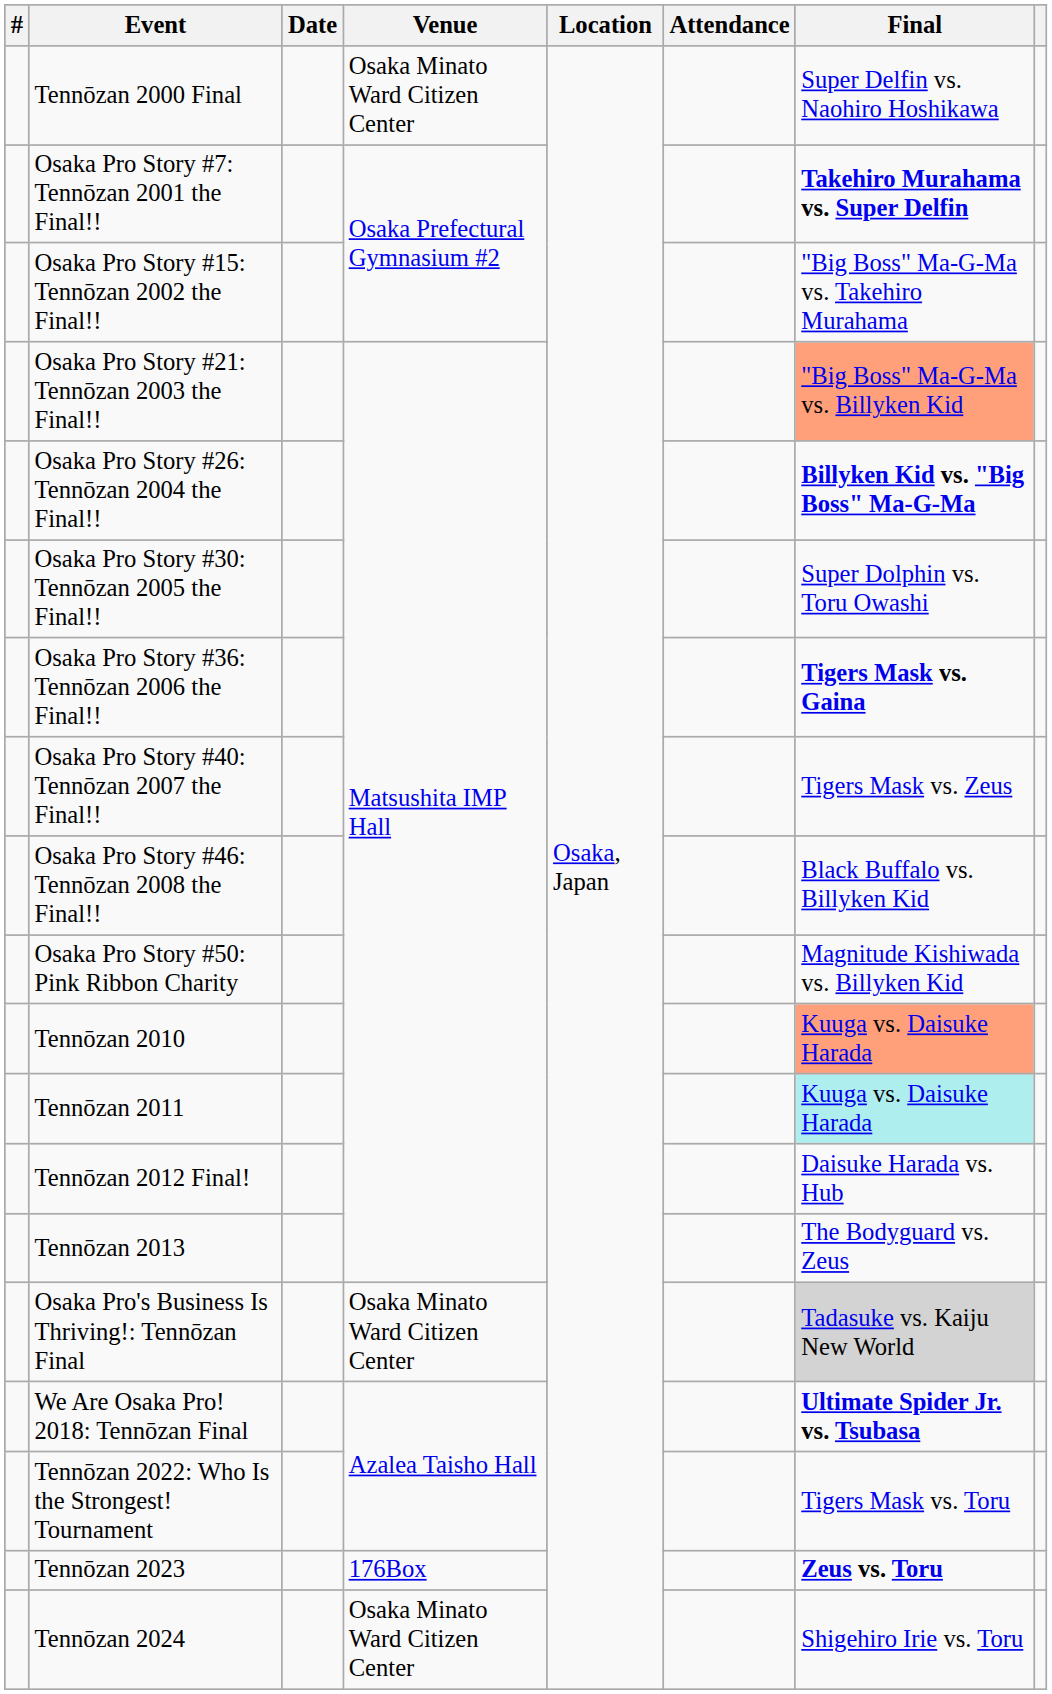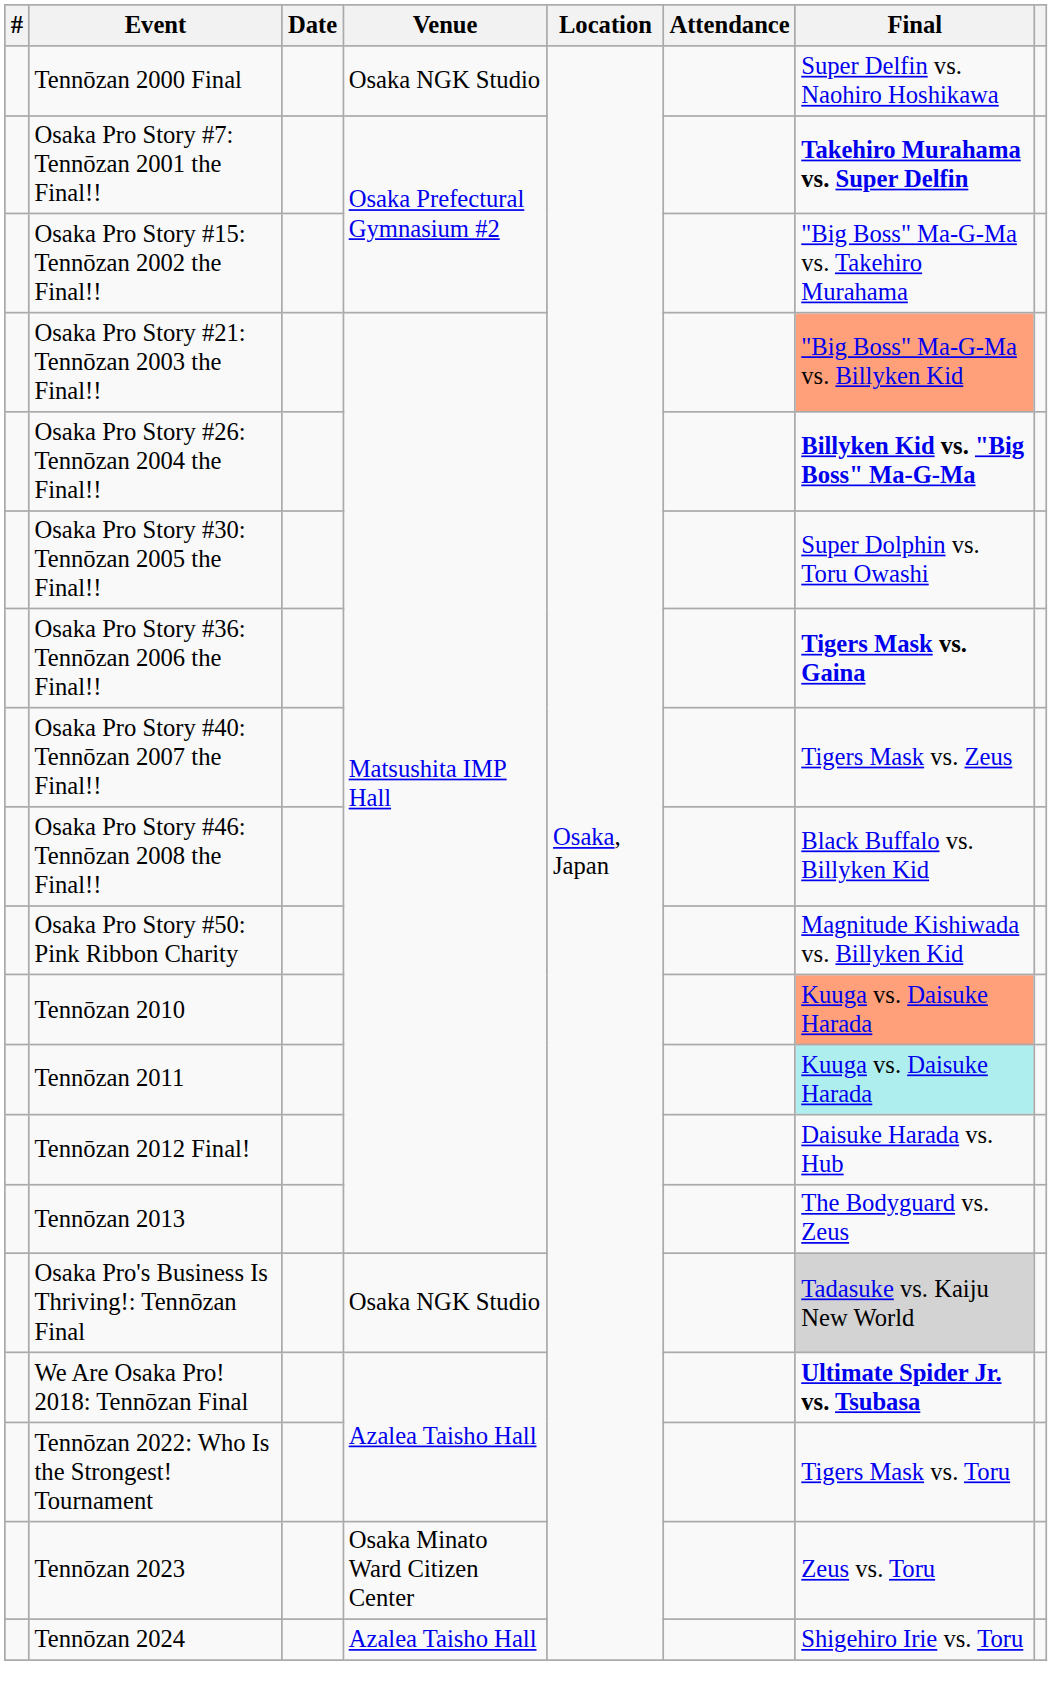(418, 94) Osaka Minato Ward Citizen Center -> (444, 80) Osaka NGK Studio
(418, 1332) Osaka Minato Ward Citizen Center -> (444, 1302) Osaka NGK Studio
(388, 1570) 176Box -> (418, 1570) Osaka Minato Ward Citizen Center
(872, 1570) bold -> (868, 1570) normal
(418, 1639) Osaka Minato Ward Citizen Center -> (443, 1639) Azalea Taisho Hall
